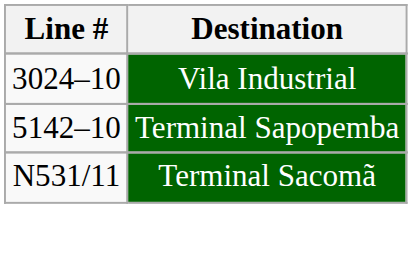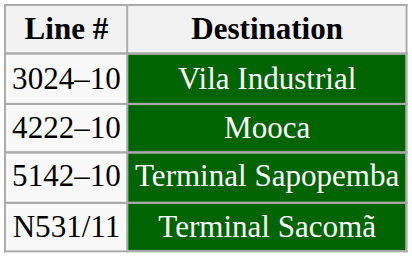+ row: (267, 127)
